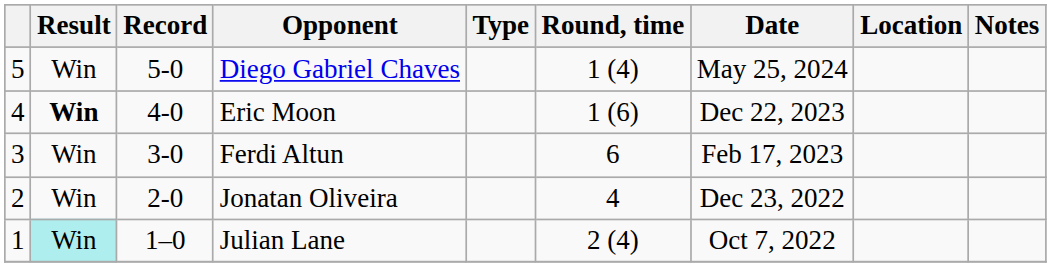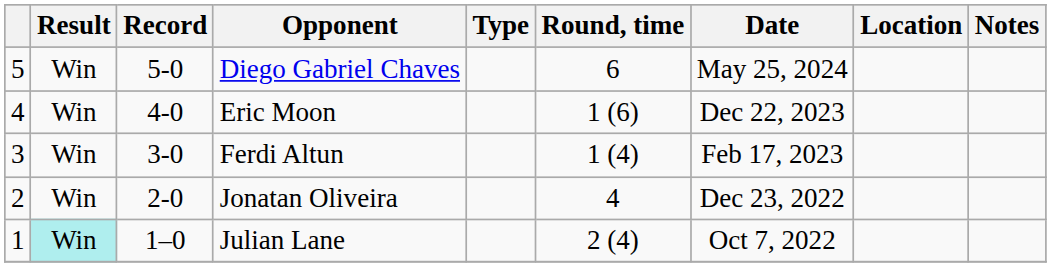(613, 68) 1 (4) -> (613, 68) 6
(74, 111) bold -> (74, 111) normal
(613, 154) 6 -> (613, 154) 1 (4)
